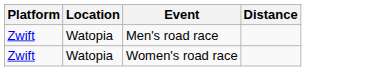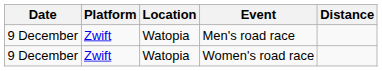+ column: (43, 14)
